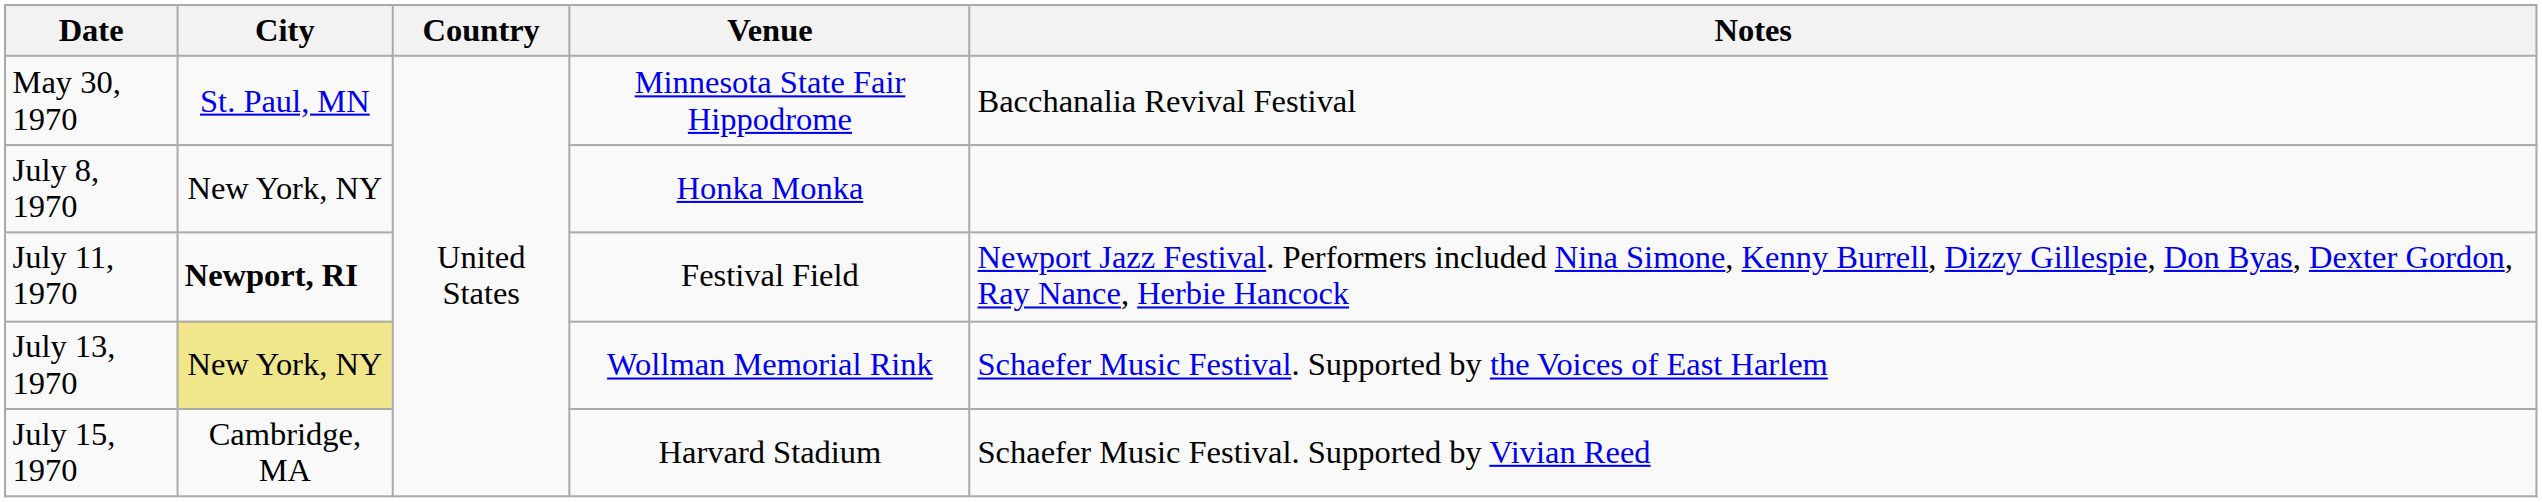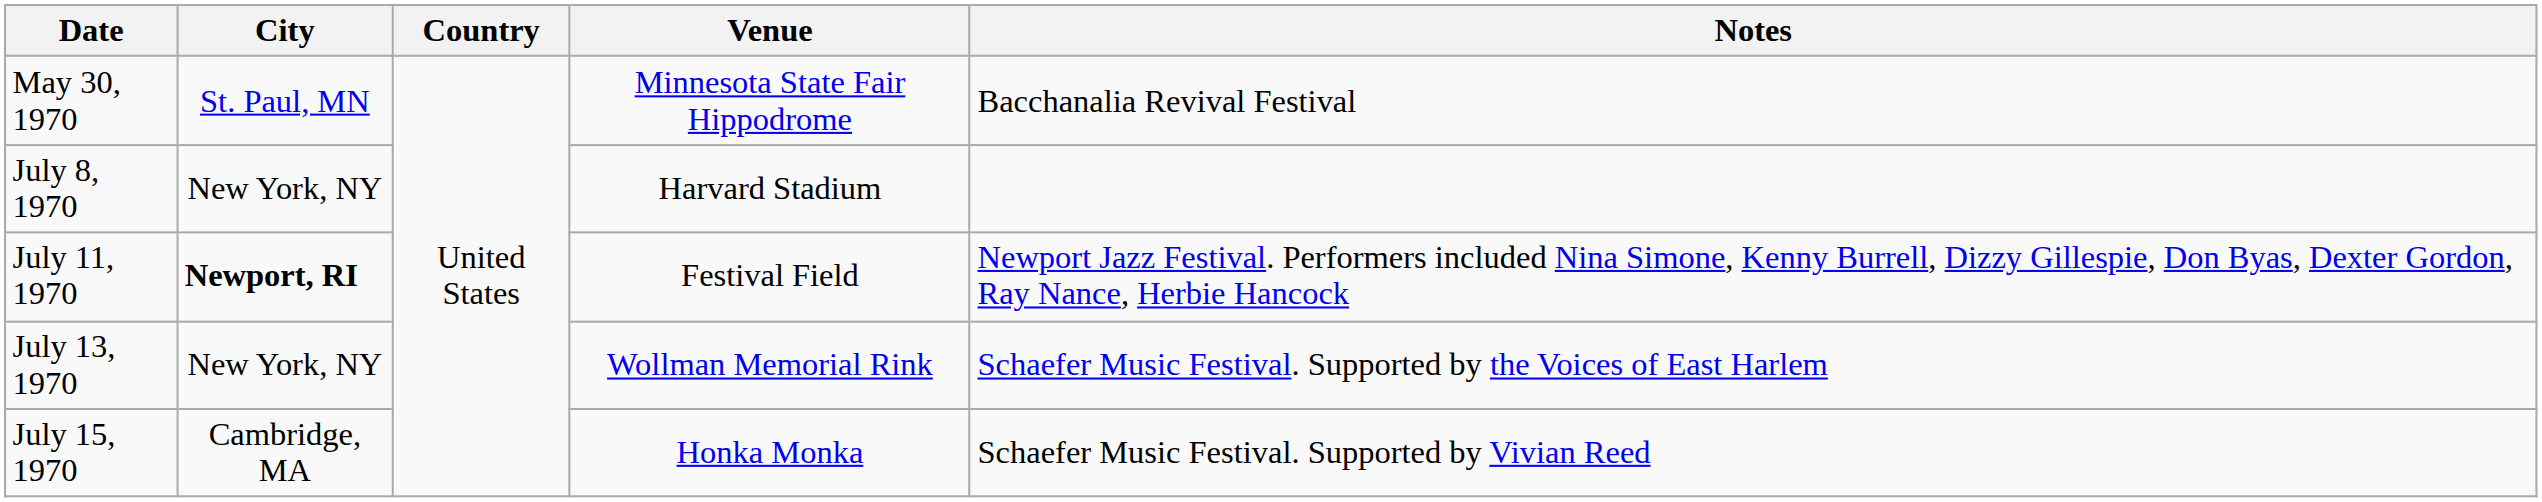(770, 188) Honka Monka -> (770, 188) Harvard Stadium
(285, 364) khaki background -> (285, 364) no background
(770, 452) Harvard Stadium -> (770, 452) Honka Monka
